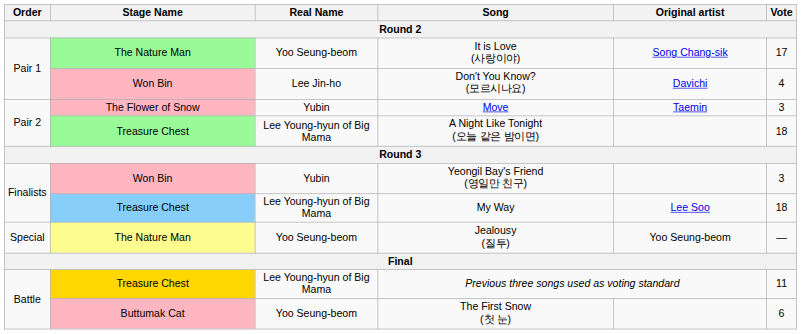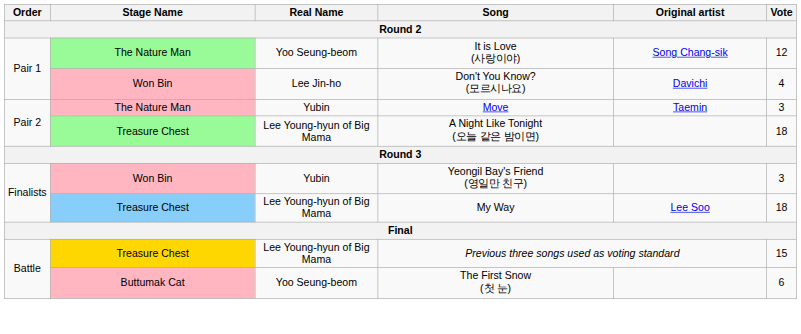(782, 53) 17 -> (782, 53) 12
(153, 107) The Flower of Snow -> (153, 107) The Nature Man
- row: (496, 237)
(782, 284) 11 -> (782, 253) 15
